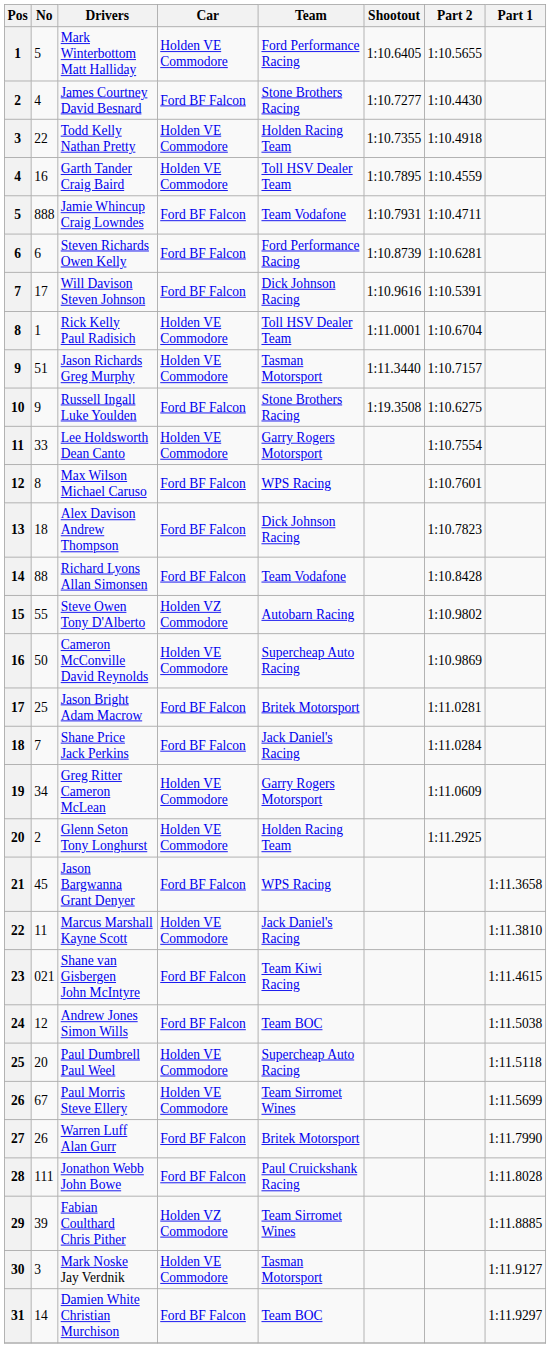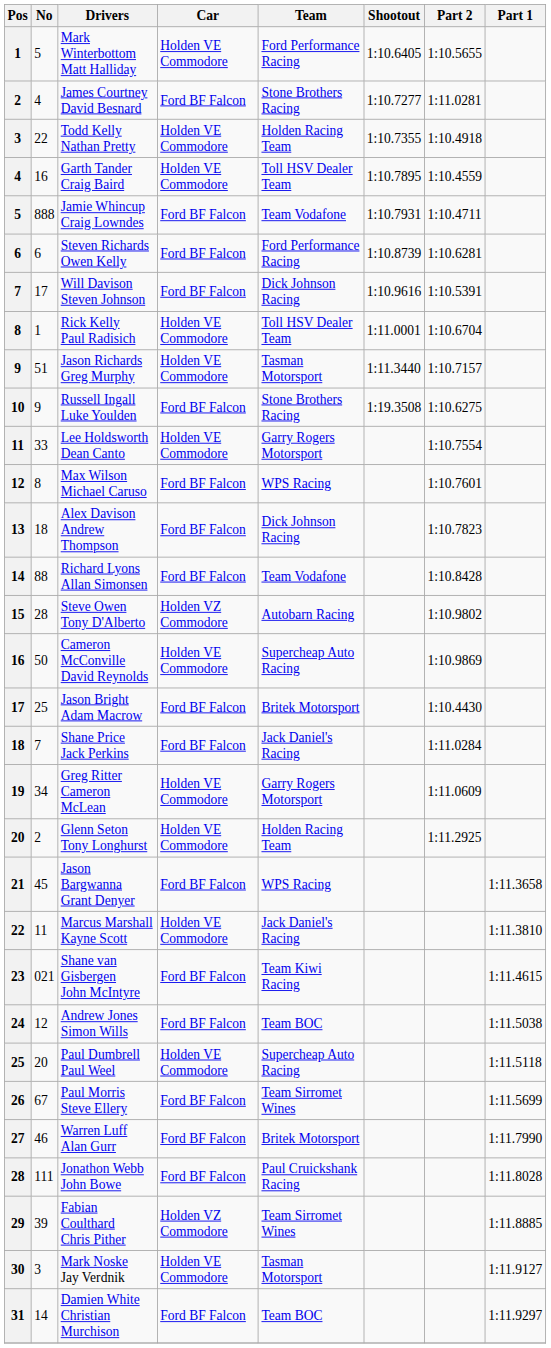(455, 100) 1:10.4430 -> (455, 100) 1:11.0281
(41, 614) 55 -> (41, 614) 28
(455, 707) 1:11.0281 -> (455, 707) 1:10.4430
(194, 1100) Holden VE Commodore -> (203, 1100) Ford BF Falcon
(41, 1138) 26 -> (41, 1138) 46
